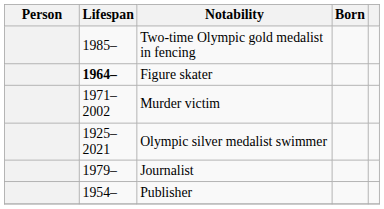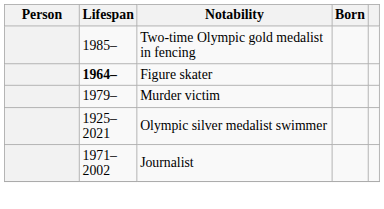(100, 104) 1971–2002 -> (100, 96) 1979–
(100, 170) 1979– -> (100, 163) 1971–2002
- row: (166, 192)
